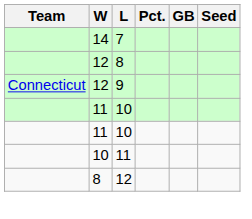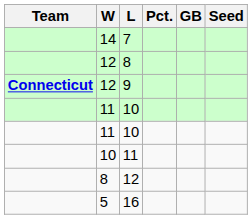(47, 86) normal -> (50, 86) bold
+ row: (104, 202)
